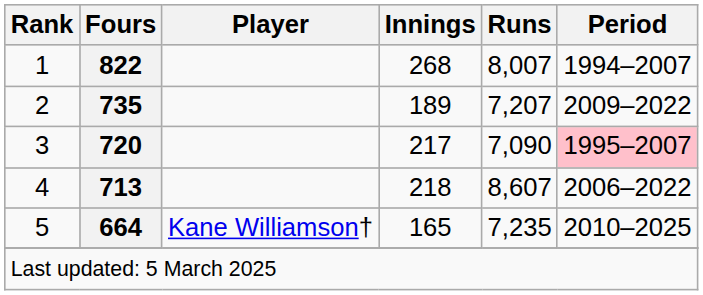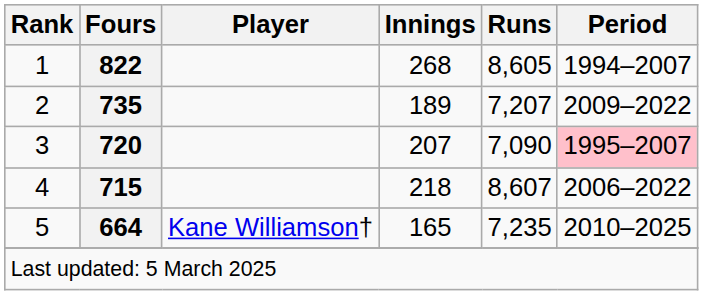(520, 65) 8,007 -> (520, 65) 8,605
(430, 146) 217 -> (430, 146) 207
(121, 187) 713 -> (121, 187) 715
